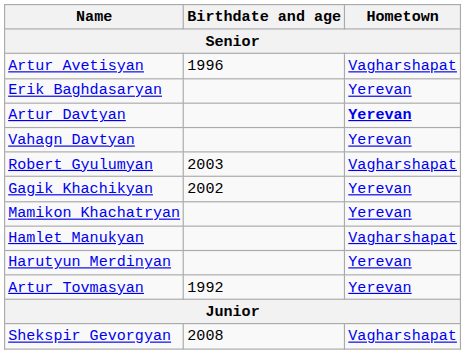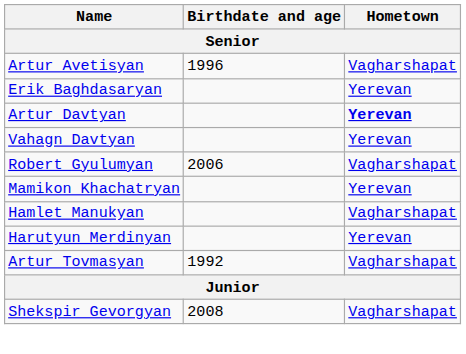(205, 164) 2003 -> (205, 164) 2006
- row: (81, 189)
(380, 287) Yerevan -> (403, 263) Vagharshapat
